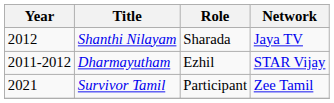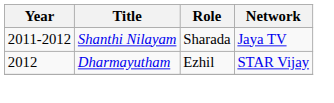(23, 39) 2012 -> (39, 39) 2011-2012
(39, 62) 2011-2012 -> (23, 62) 2012
- row: (122, 86)
